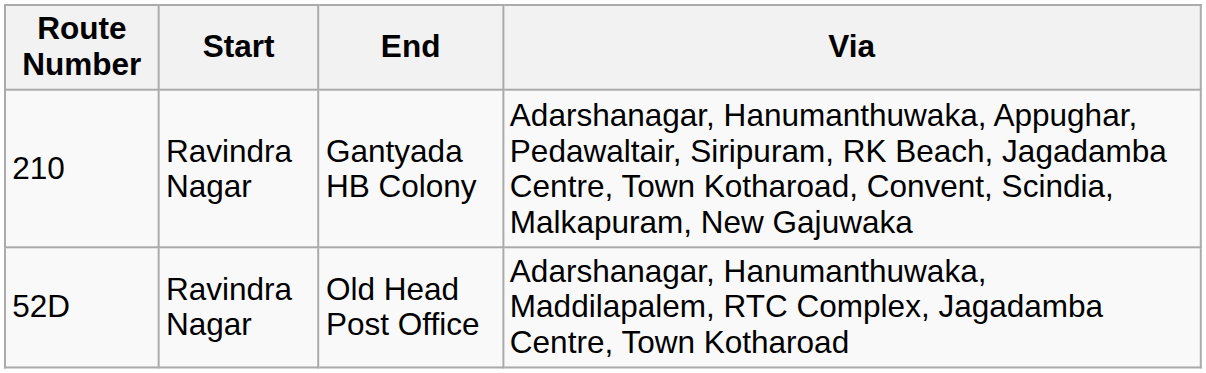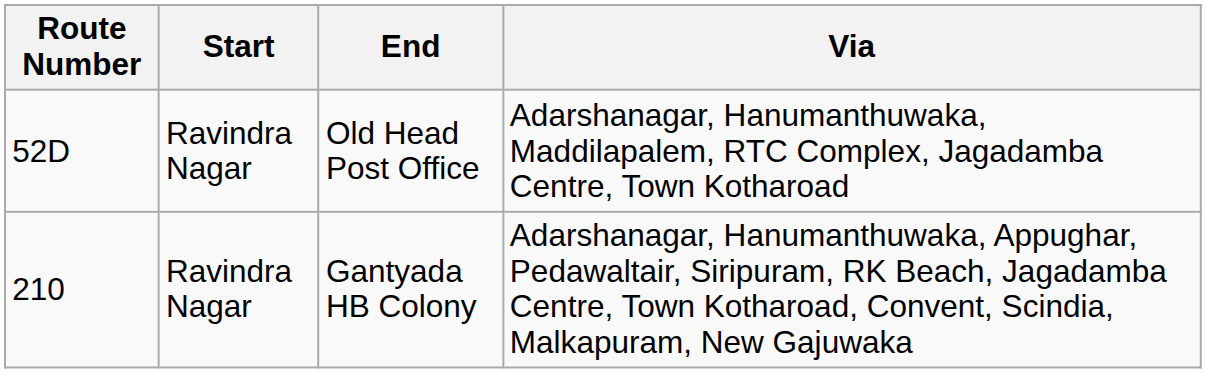rows swapped: (403, 306) <-> (401, 168)
